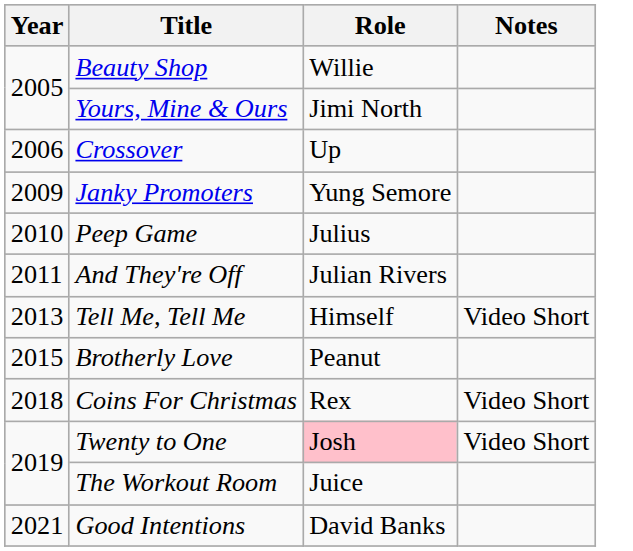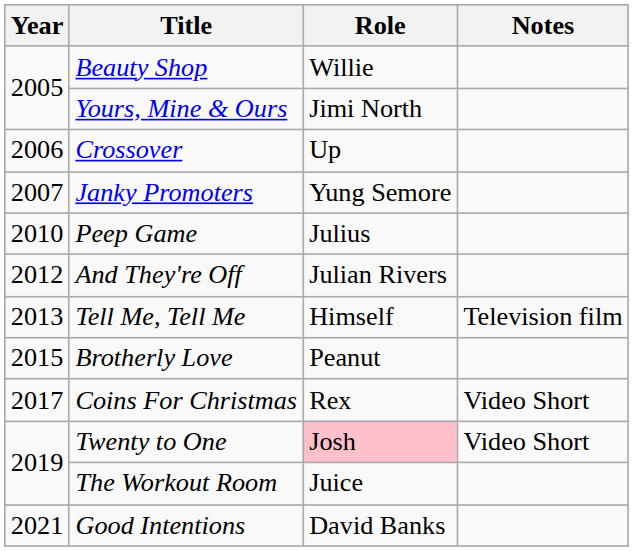(37, 191) 2009 -> (37, 191) 2007
(37, 274) 2011 -> (37, 274) 2012
(526, 316) Video Short -> (543, 316) Television film
(37, 399) 2018 -> (37, 399) 2017
